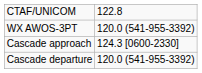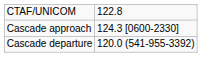- row: (42, 28)
